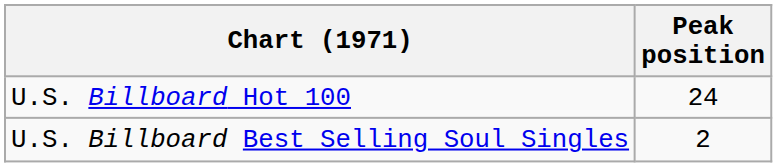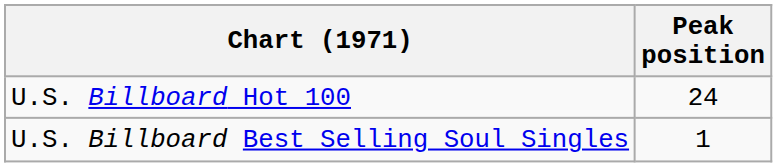(703, 140) 2 -> (703, 140) 1
